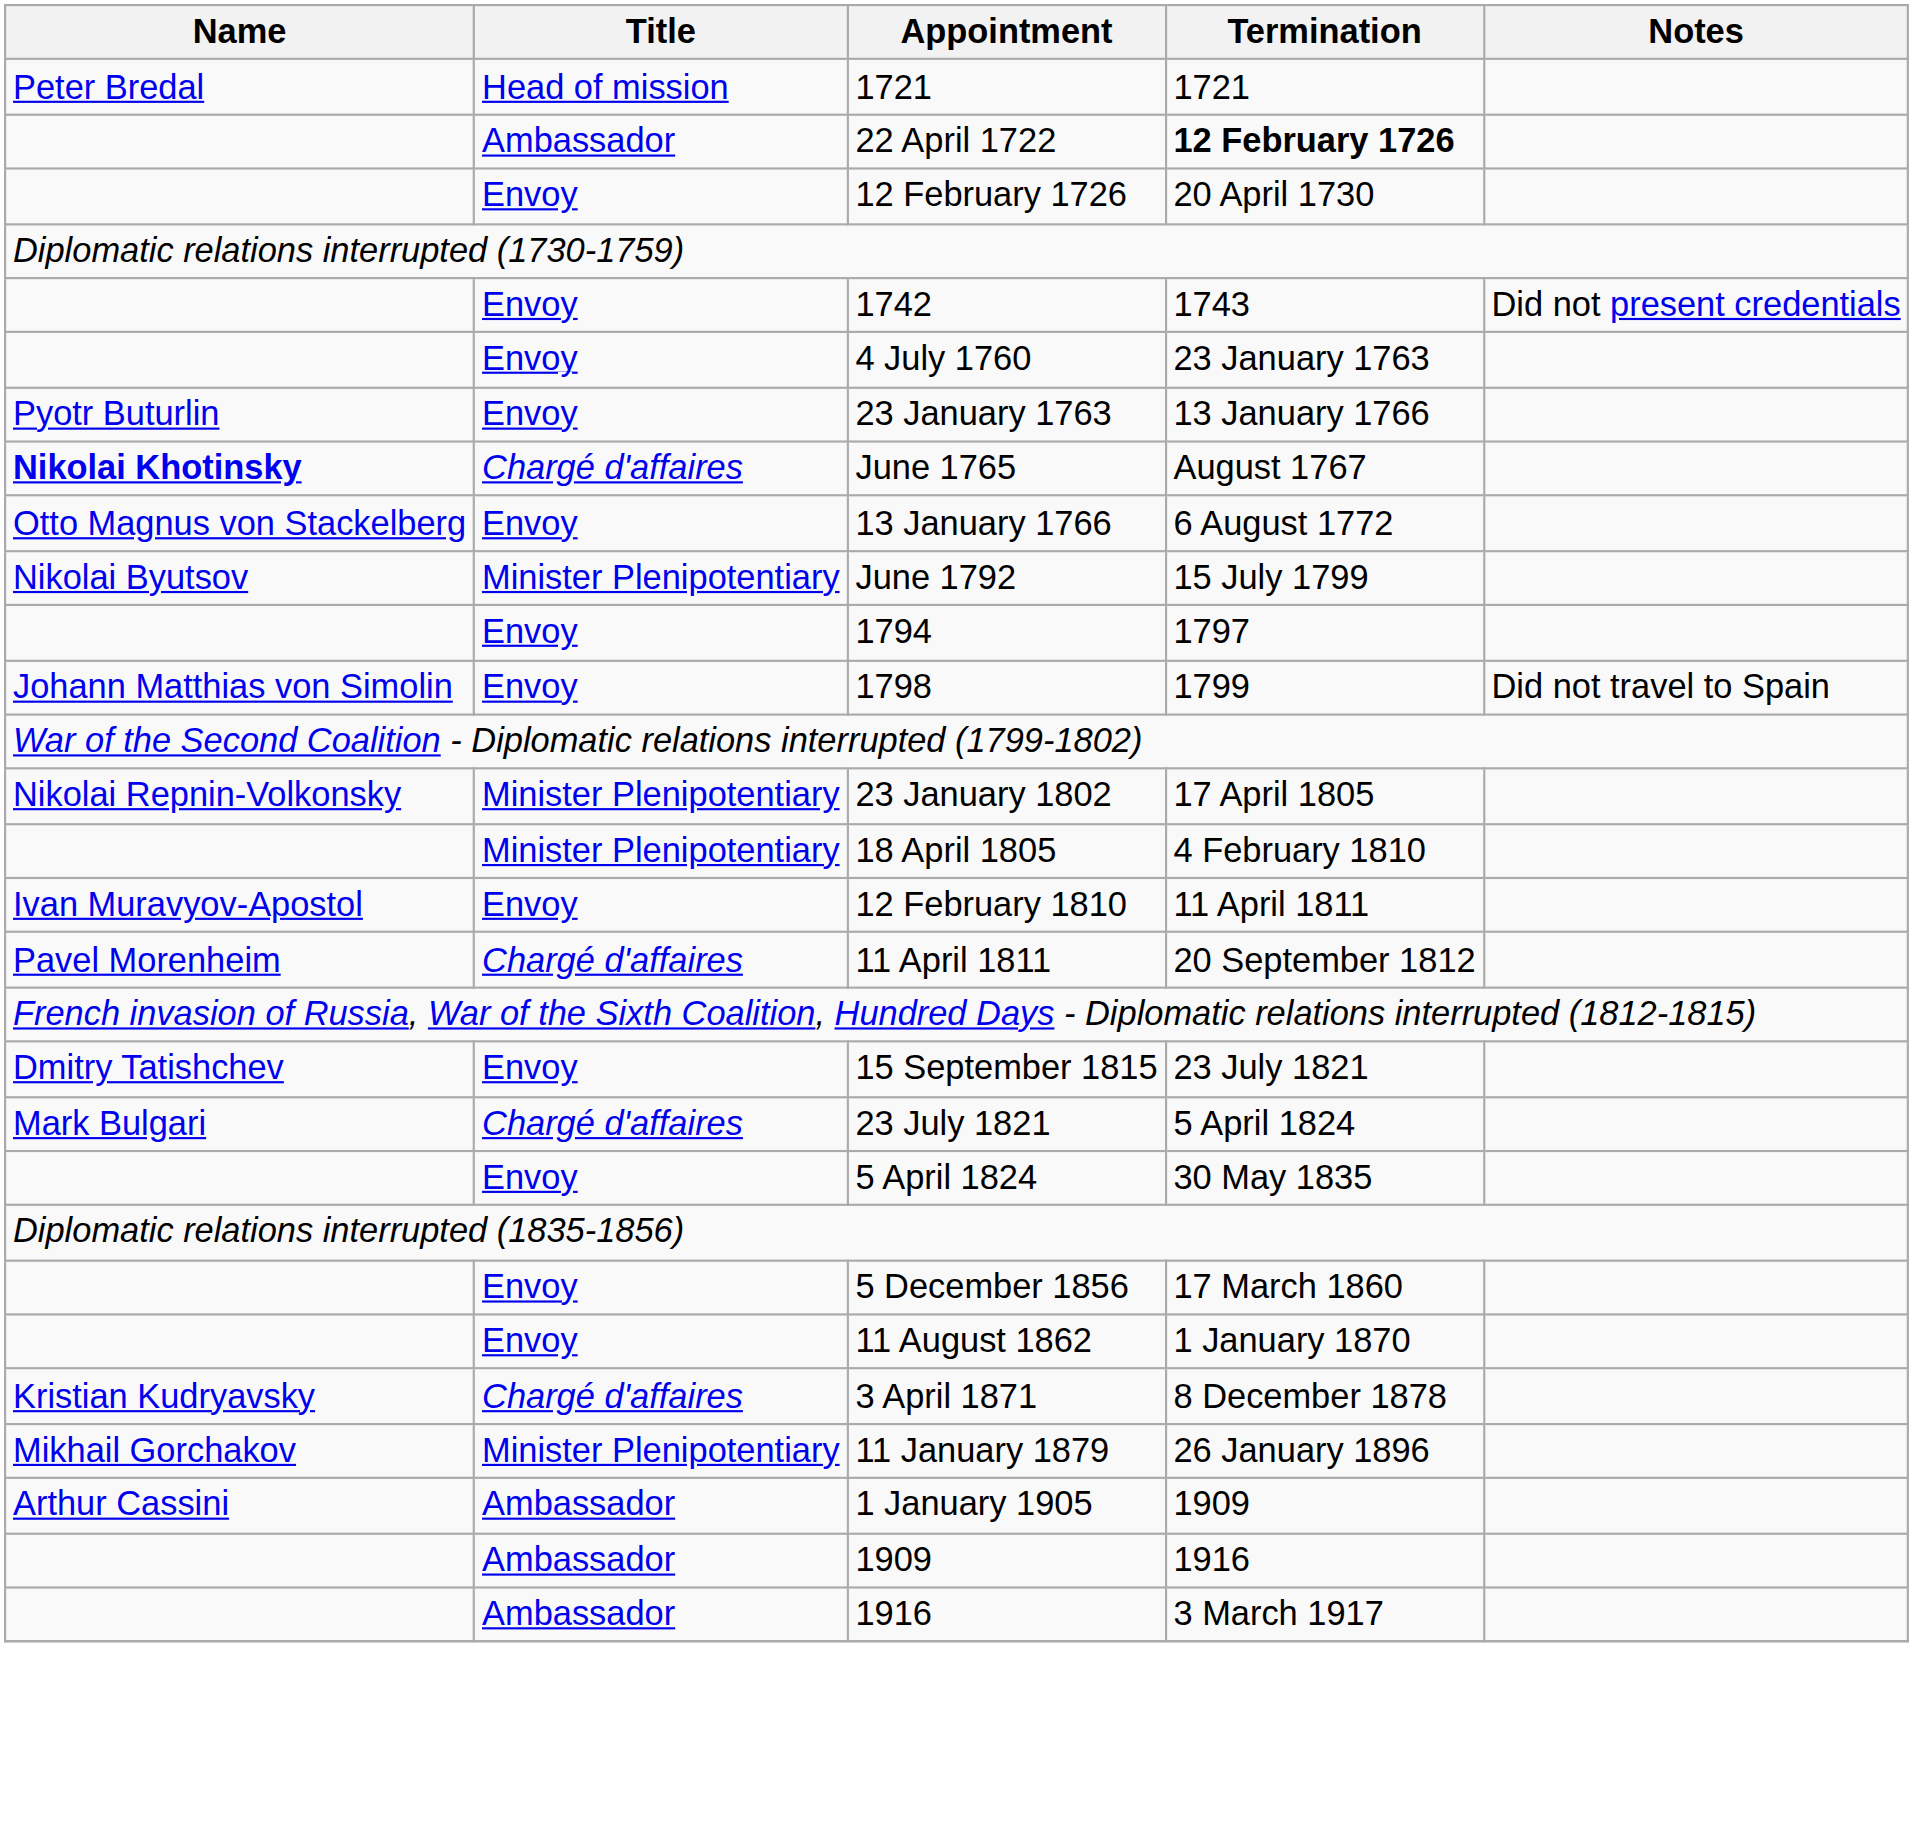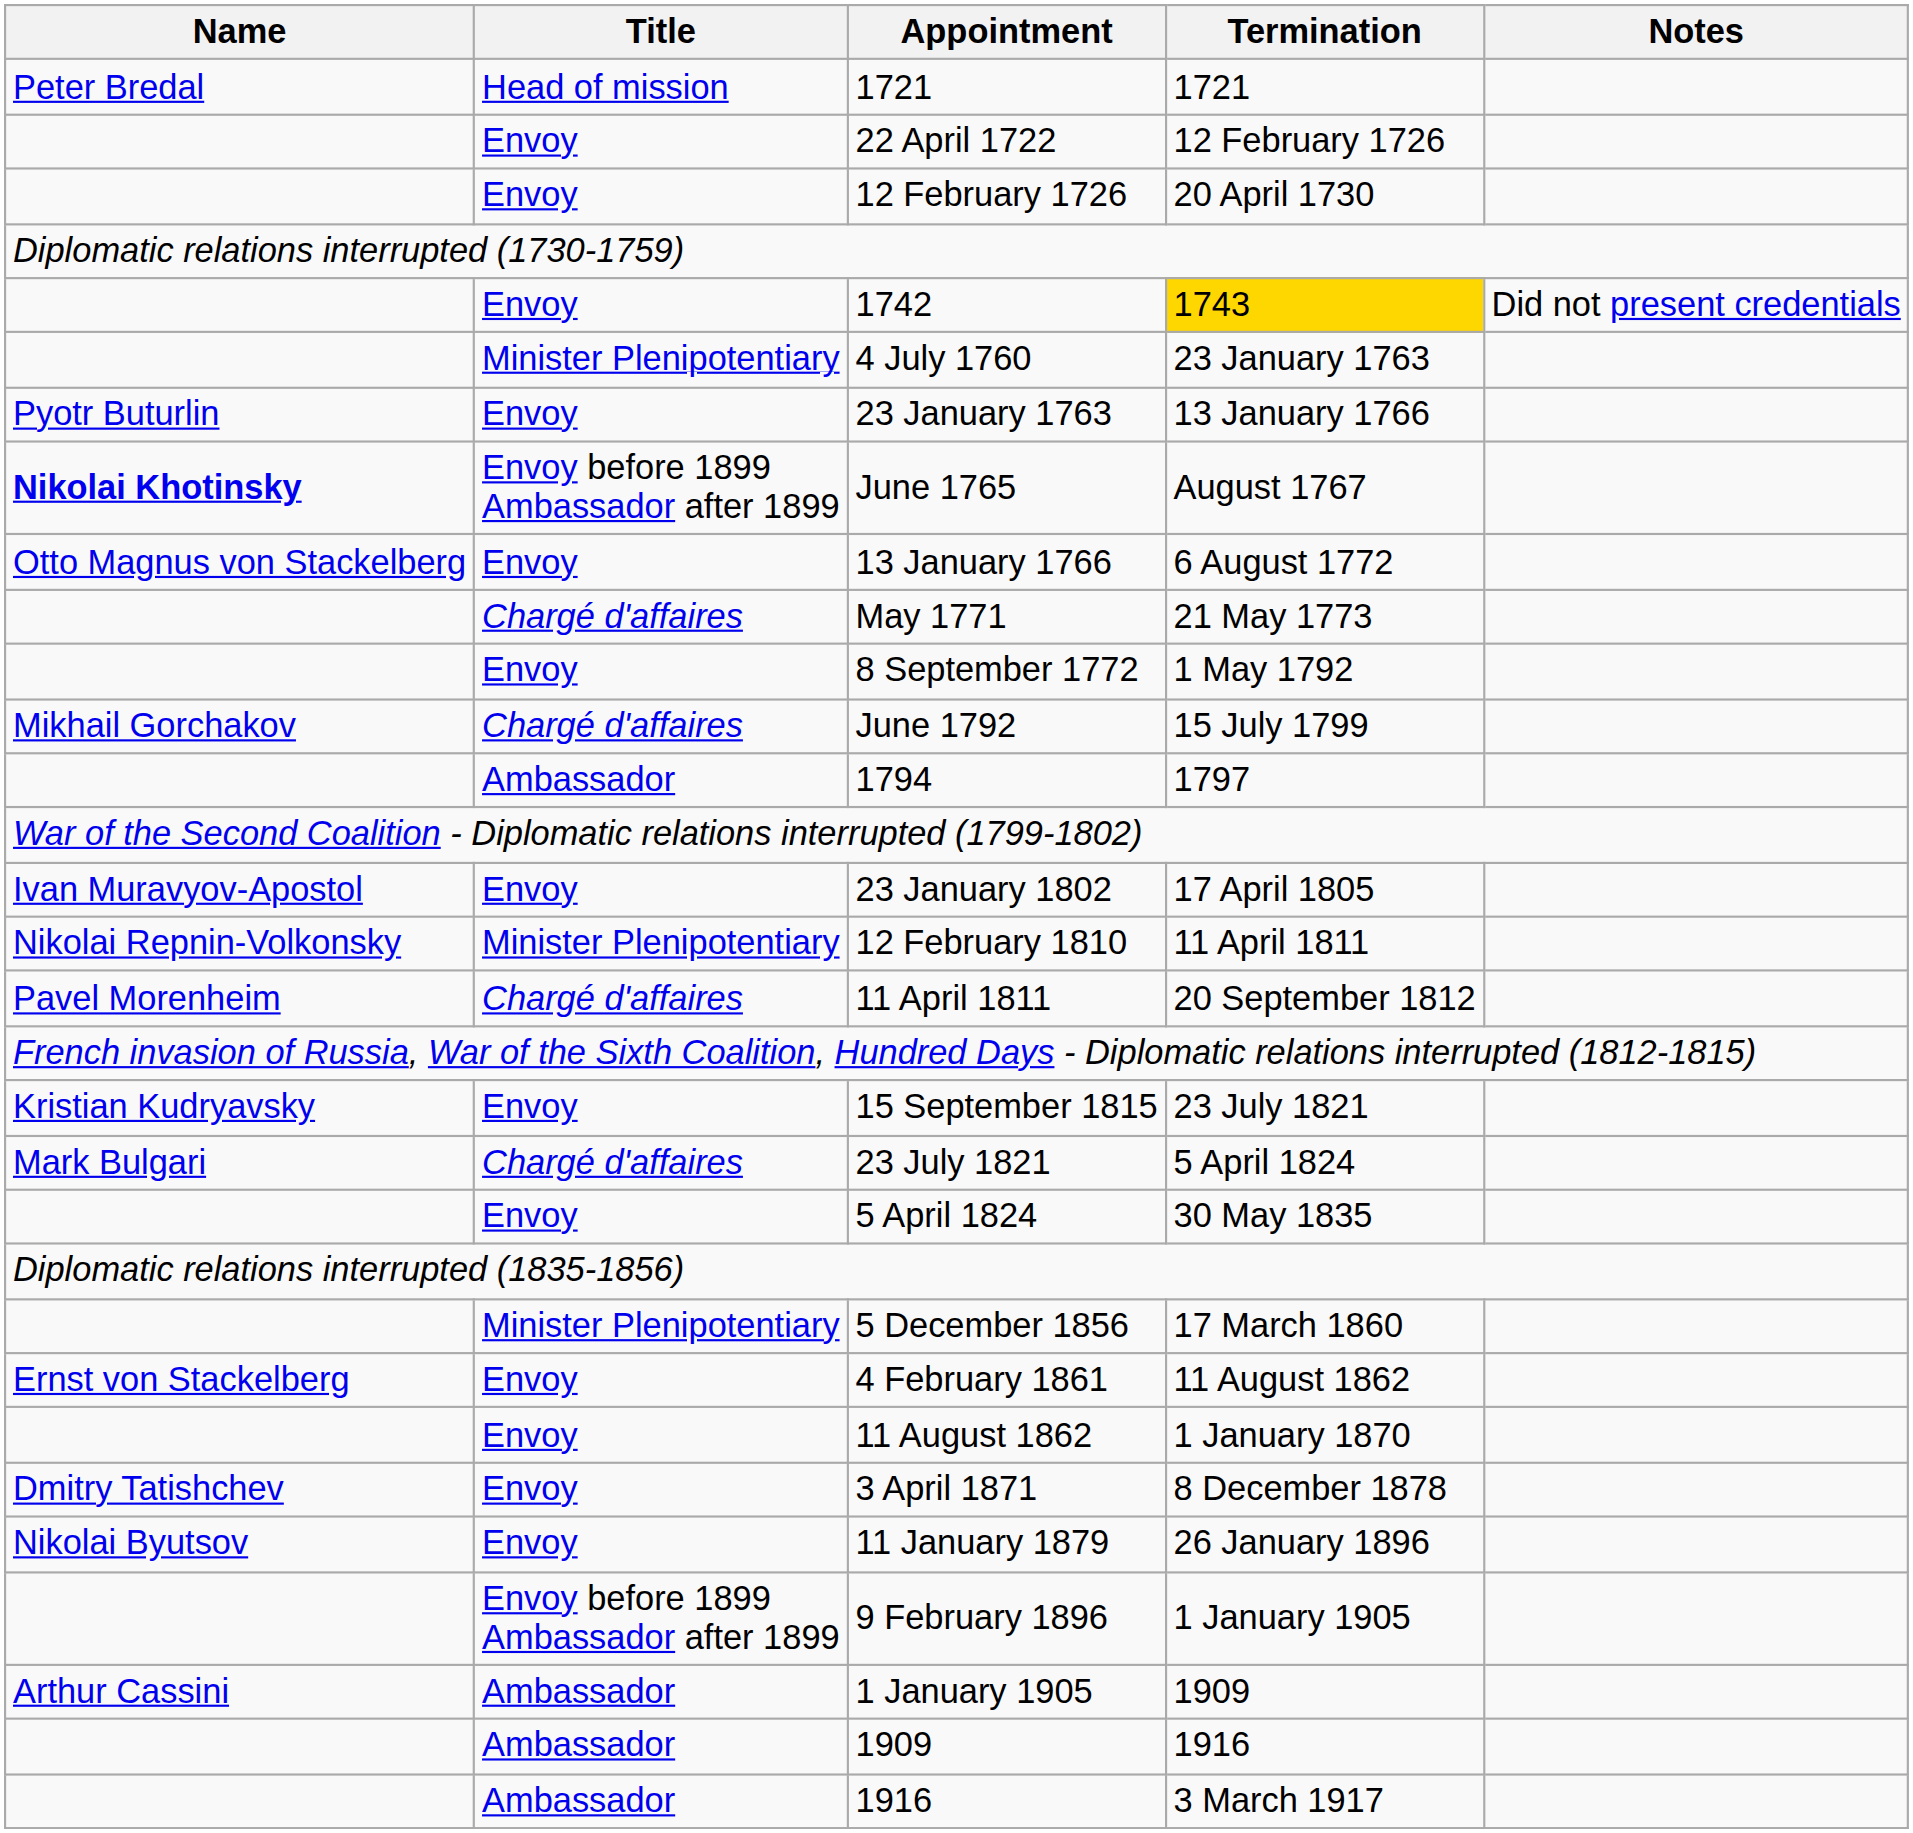(579, 140) Ambassador -> (530, 140) Envoy
(1314, 140) bold -> (1309, 140) normal
(1212, 304) no background -> (1212, 304) gold background
(530, 359) Envoy -> (661, 359) Minister Plenipotentiary
(612, 468) Chargé d'affaires -> (661, 487) Envoy before 1899 Ambassador after 1899
+ row: (931, 616)
+ row: (997, 670)
(131, 577) Nikolai Byutsov -> (154, 725) Mikhail Gorchakov
(661, 577) Minister Plenipotentiary -> (612, 725) Chargé d'affaires
(530, 631) Envoy -> (579, 779) Ambassador
- row: (894, 686)
(207, 795) Nikolai Repnin-Volkonsky -> (188, 888) Ivan Muravyov-Apostol
(661, 795) Minister Plenipotentiary -> (530, 888) Envoy
- row: (956, 850)
(188, 904) Ivan Muravyov-Apostol -> (207, 943) Nikolai Repnin-Volkonsky
(530, 904) Envoy -> (661, 943) Minister Plenipotentiary
(148, 1068) Dmitry Tatishchev -> (164, 1107) Kristian Kudryavsky
(530, 1286) Envoy -> (661, 1325) Minister Plenipotentiary
+ row: (982, 1379)
(164, 1395) Kristian Kudryavsky -> (148, 1488) Dmitry Tatishchev
(612, 1395) Chargé d'affaires -> (530, 1488) Envoy
(154, 1450) Mikhail Gorchakov -> (131, 1543) Nikolai Byutsov
(661, 1450) Minister Plenipotentiary -> (530, 1543) Envoy
+ row: (982, 1617)
